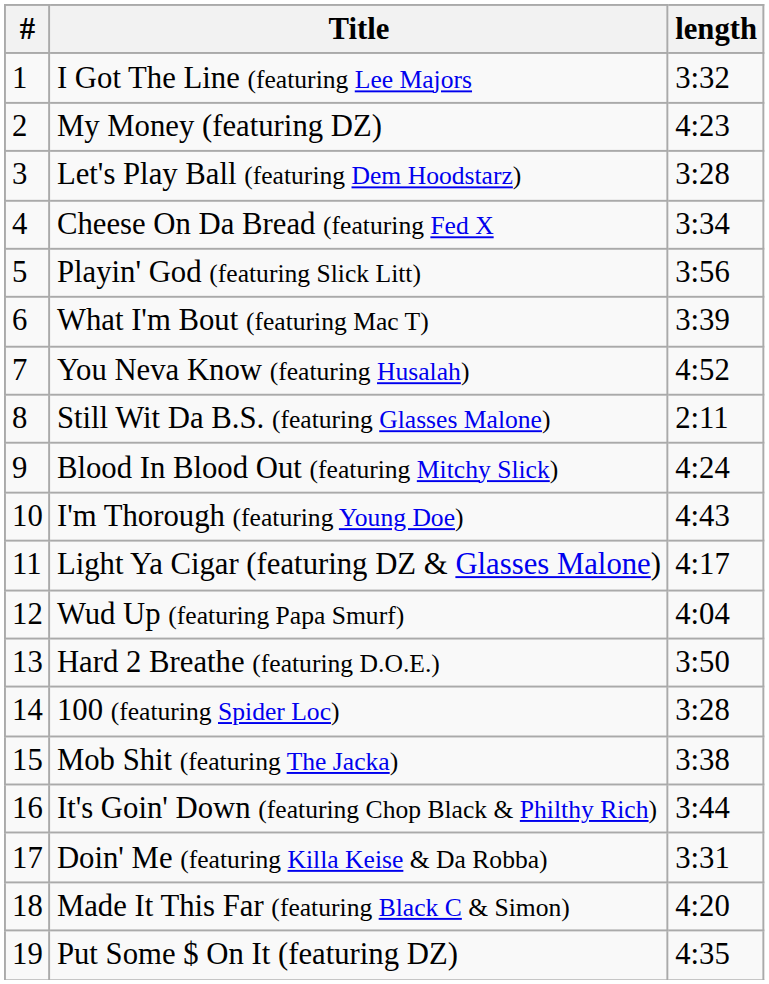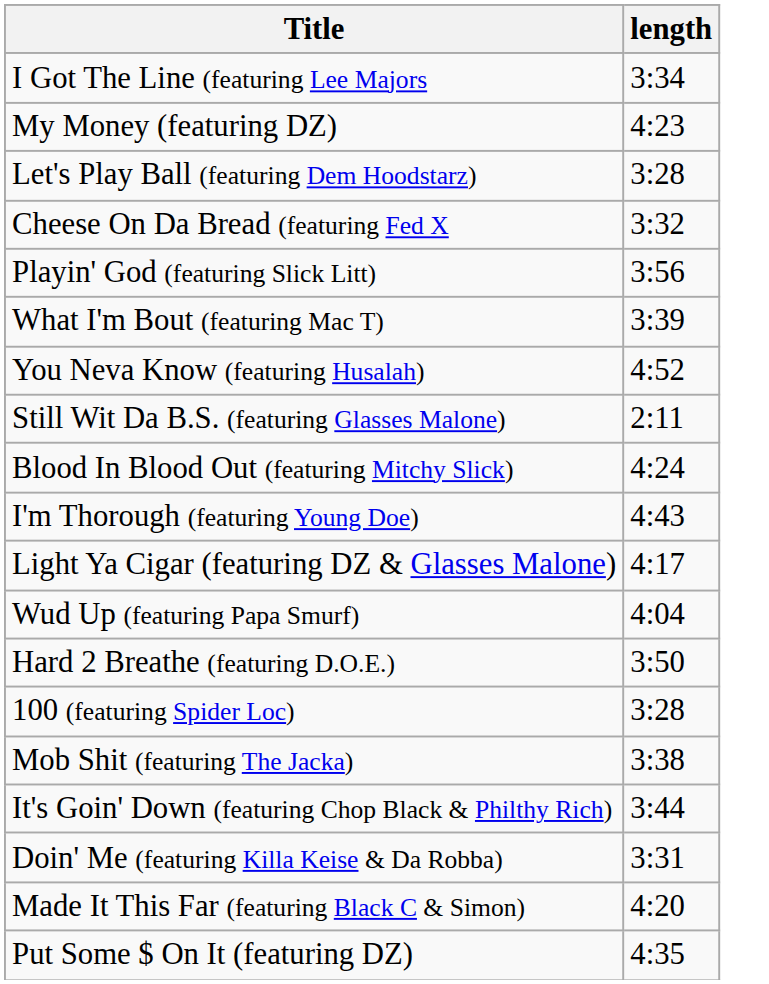- column: (27, 28)
(702, 77) 3:32 -> (658, 77) 3:34
(702, 223) 3:34 -> (658, 223) 3:32
